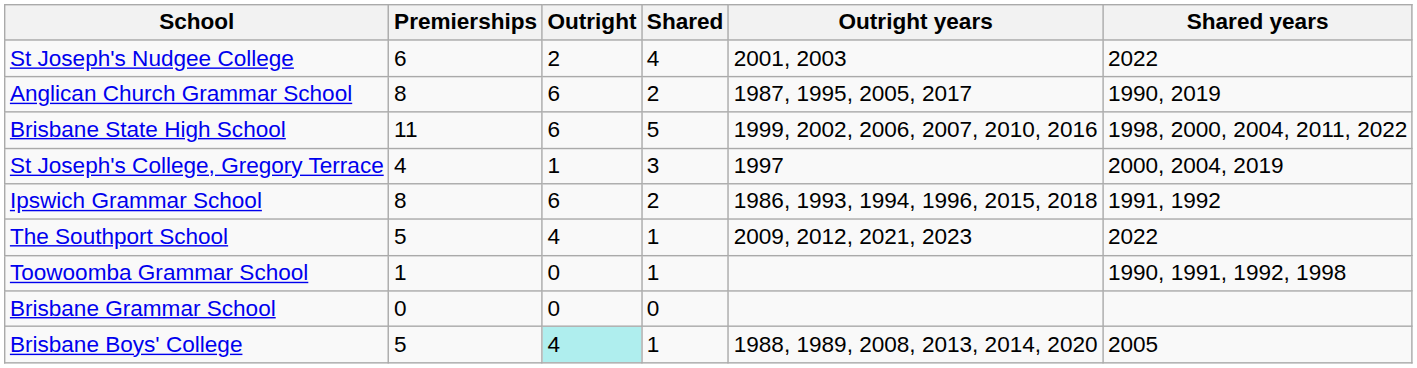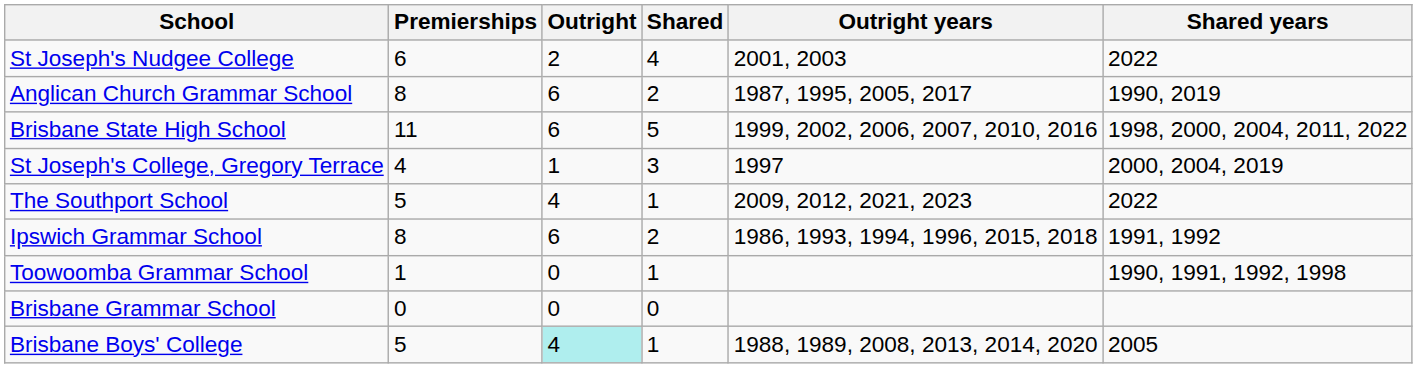rows swapped: (119, 237) <-> (136, 201)
